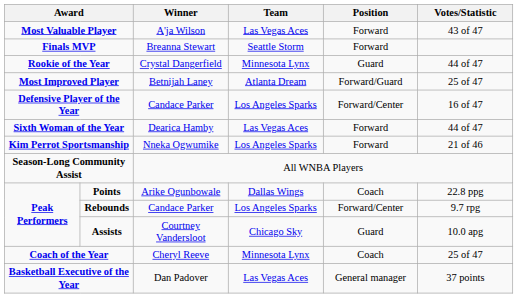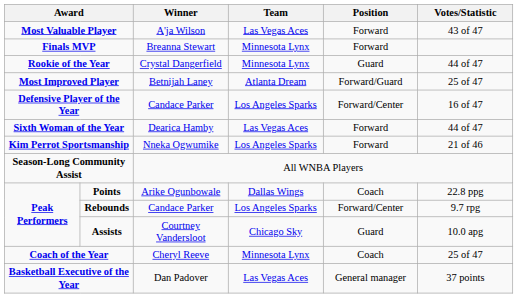(276, 47) Seattle Storm -> (276, 47) Minnesota Lynx
